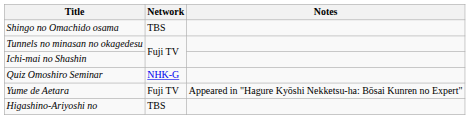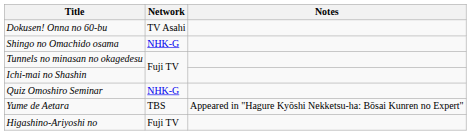+ row: (57, 28)
(156, 28) TBS -> (163, 43) NHK-G
(163, 91) Fuji TV -> (156, 106) TBS
(156, 106) TBS -> (163, 122) Fuji TV
